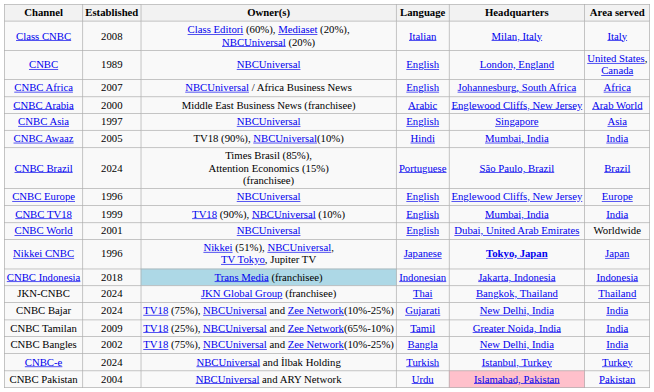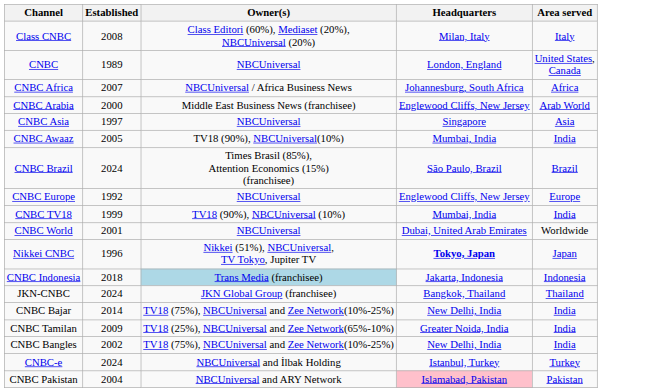- column: (423, 13)
(112, 197) 1996 -> (112, 197) 1992
(112, 311) 2024 -> (112, 311) 2014
